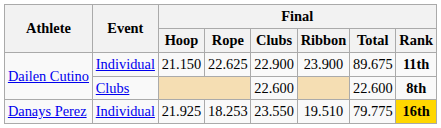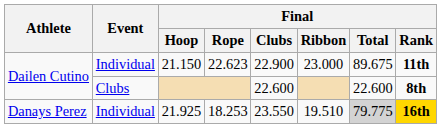(228, 64) 22.625 -> (228, 64) 22.623
(323, 64) 23.900 -> (323, 64) 23.000
(373, 111) no background -> (373, 111) lightgrey background
